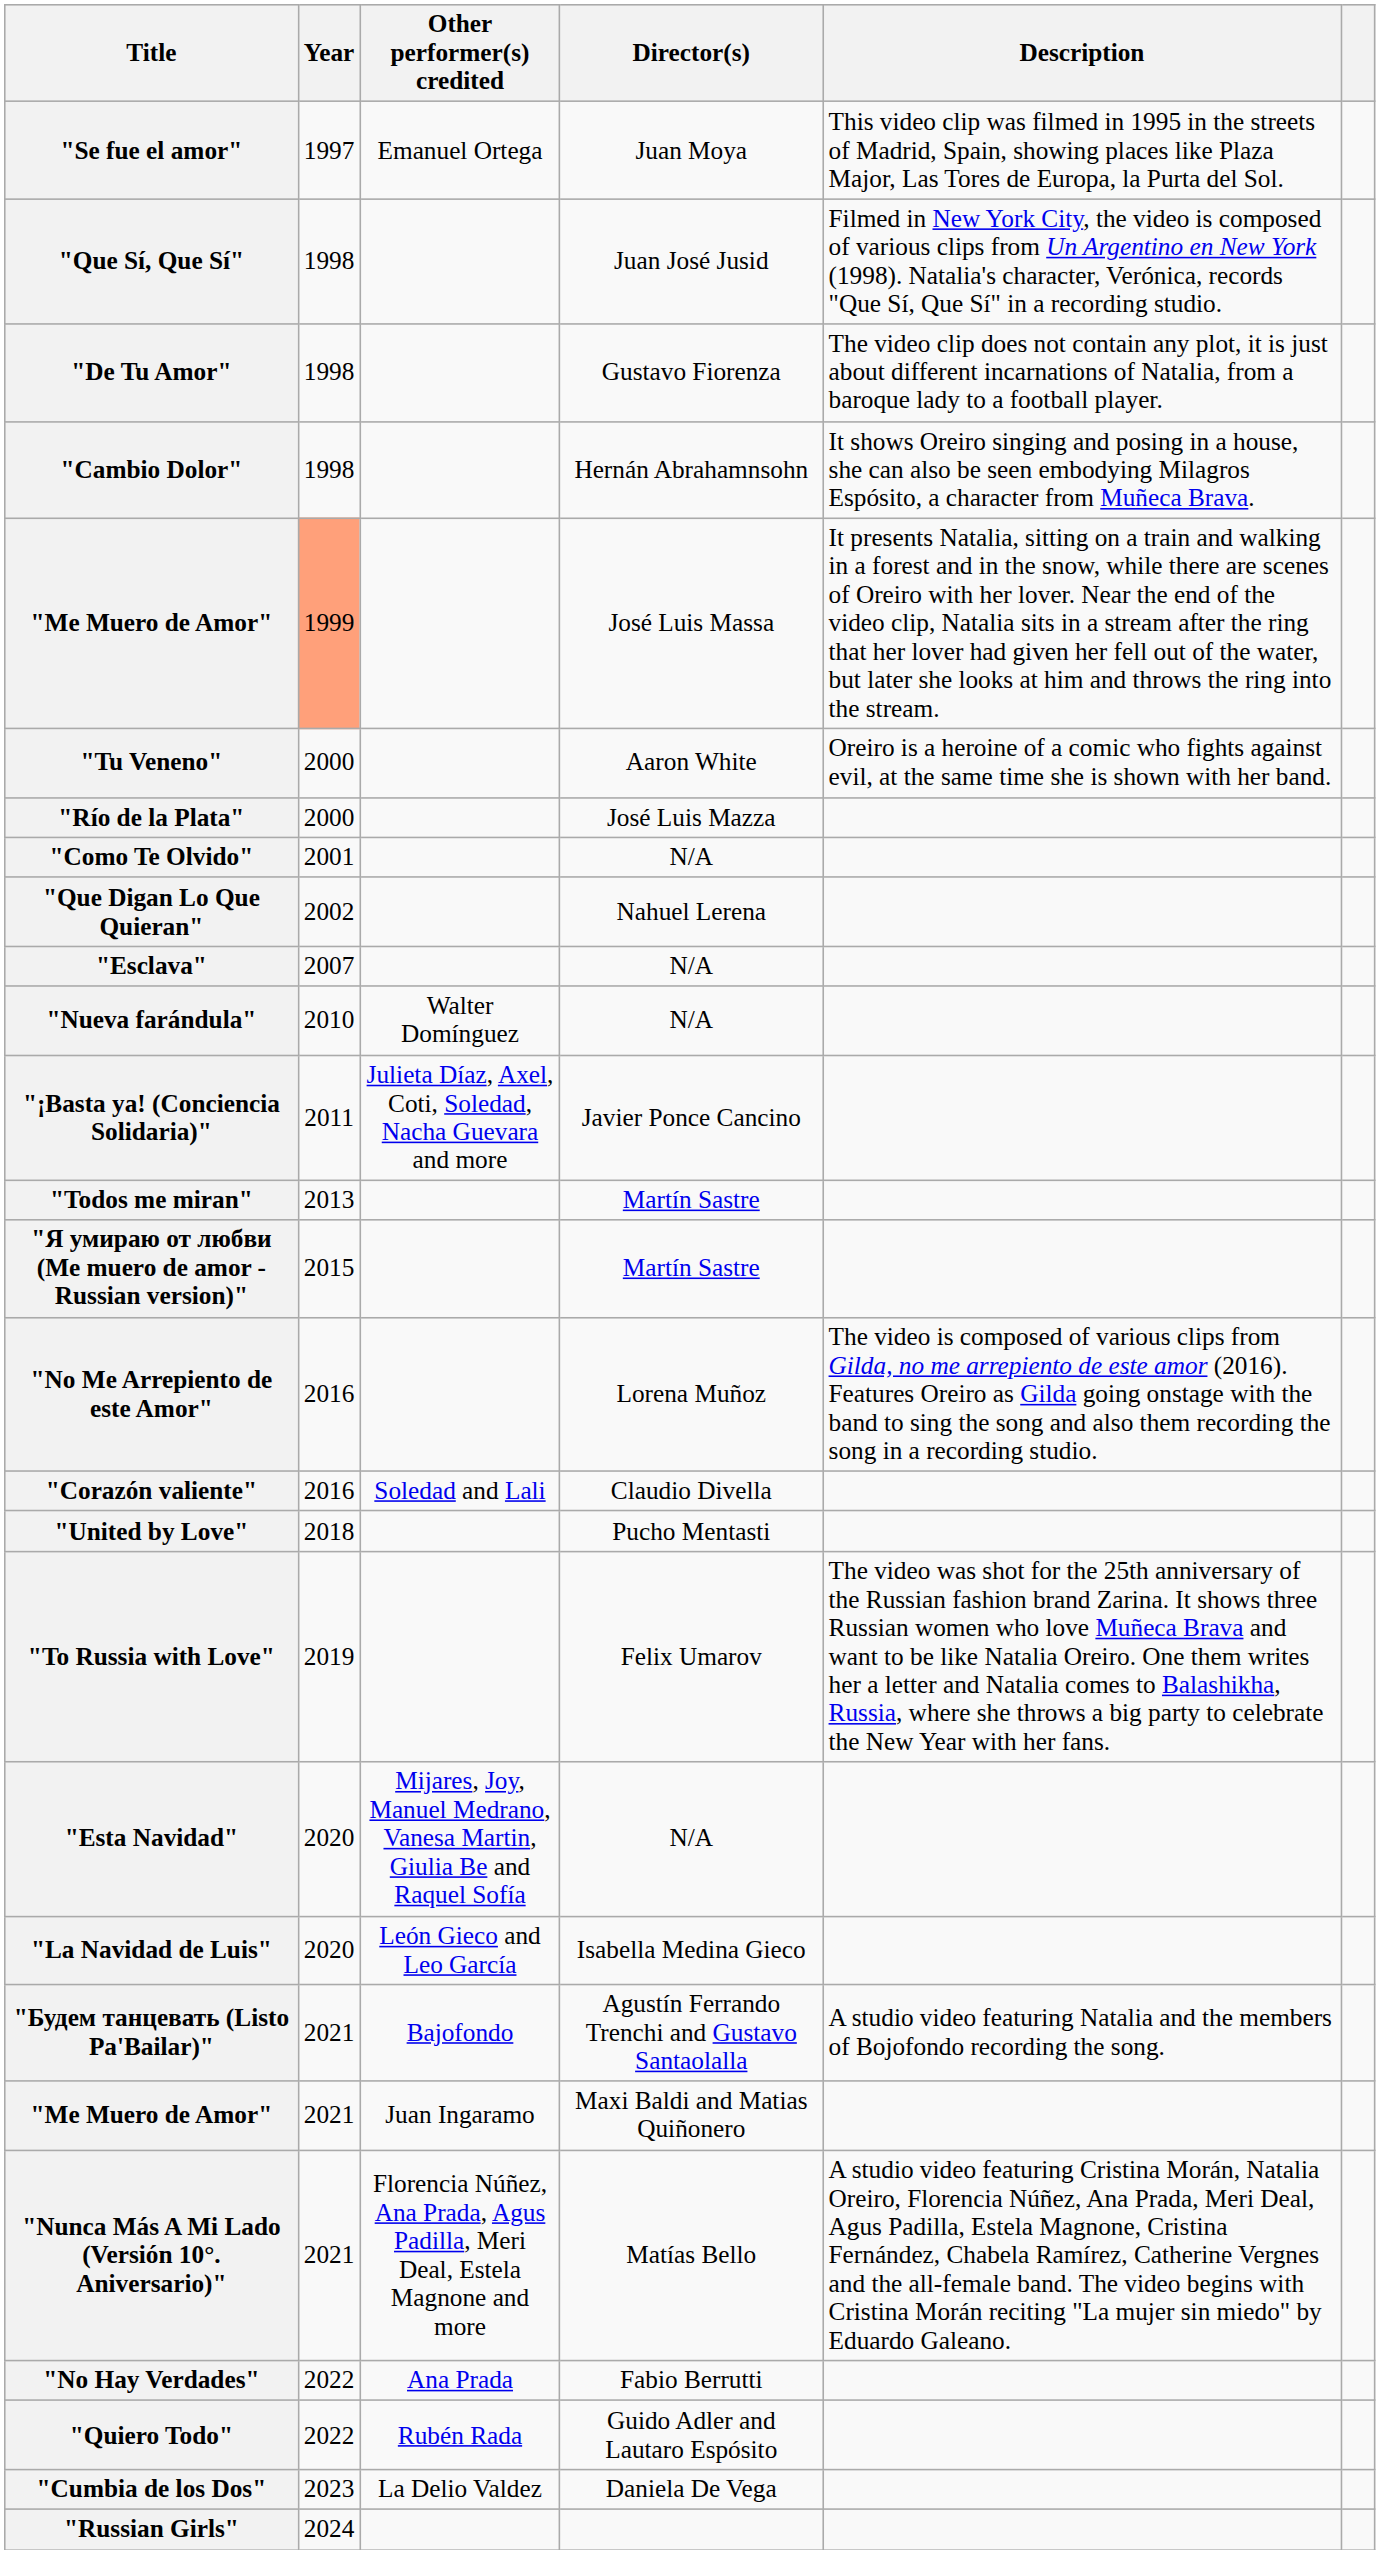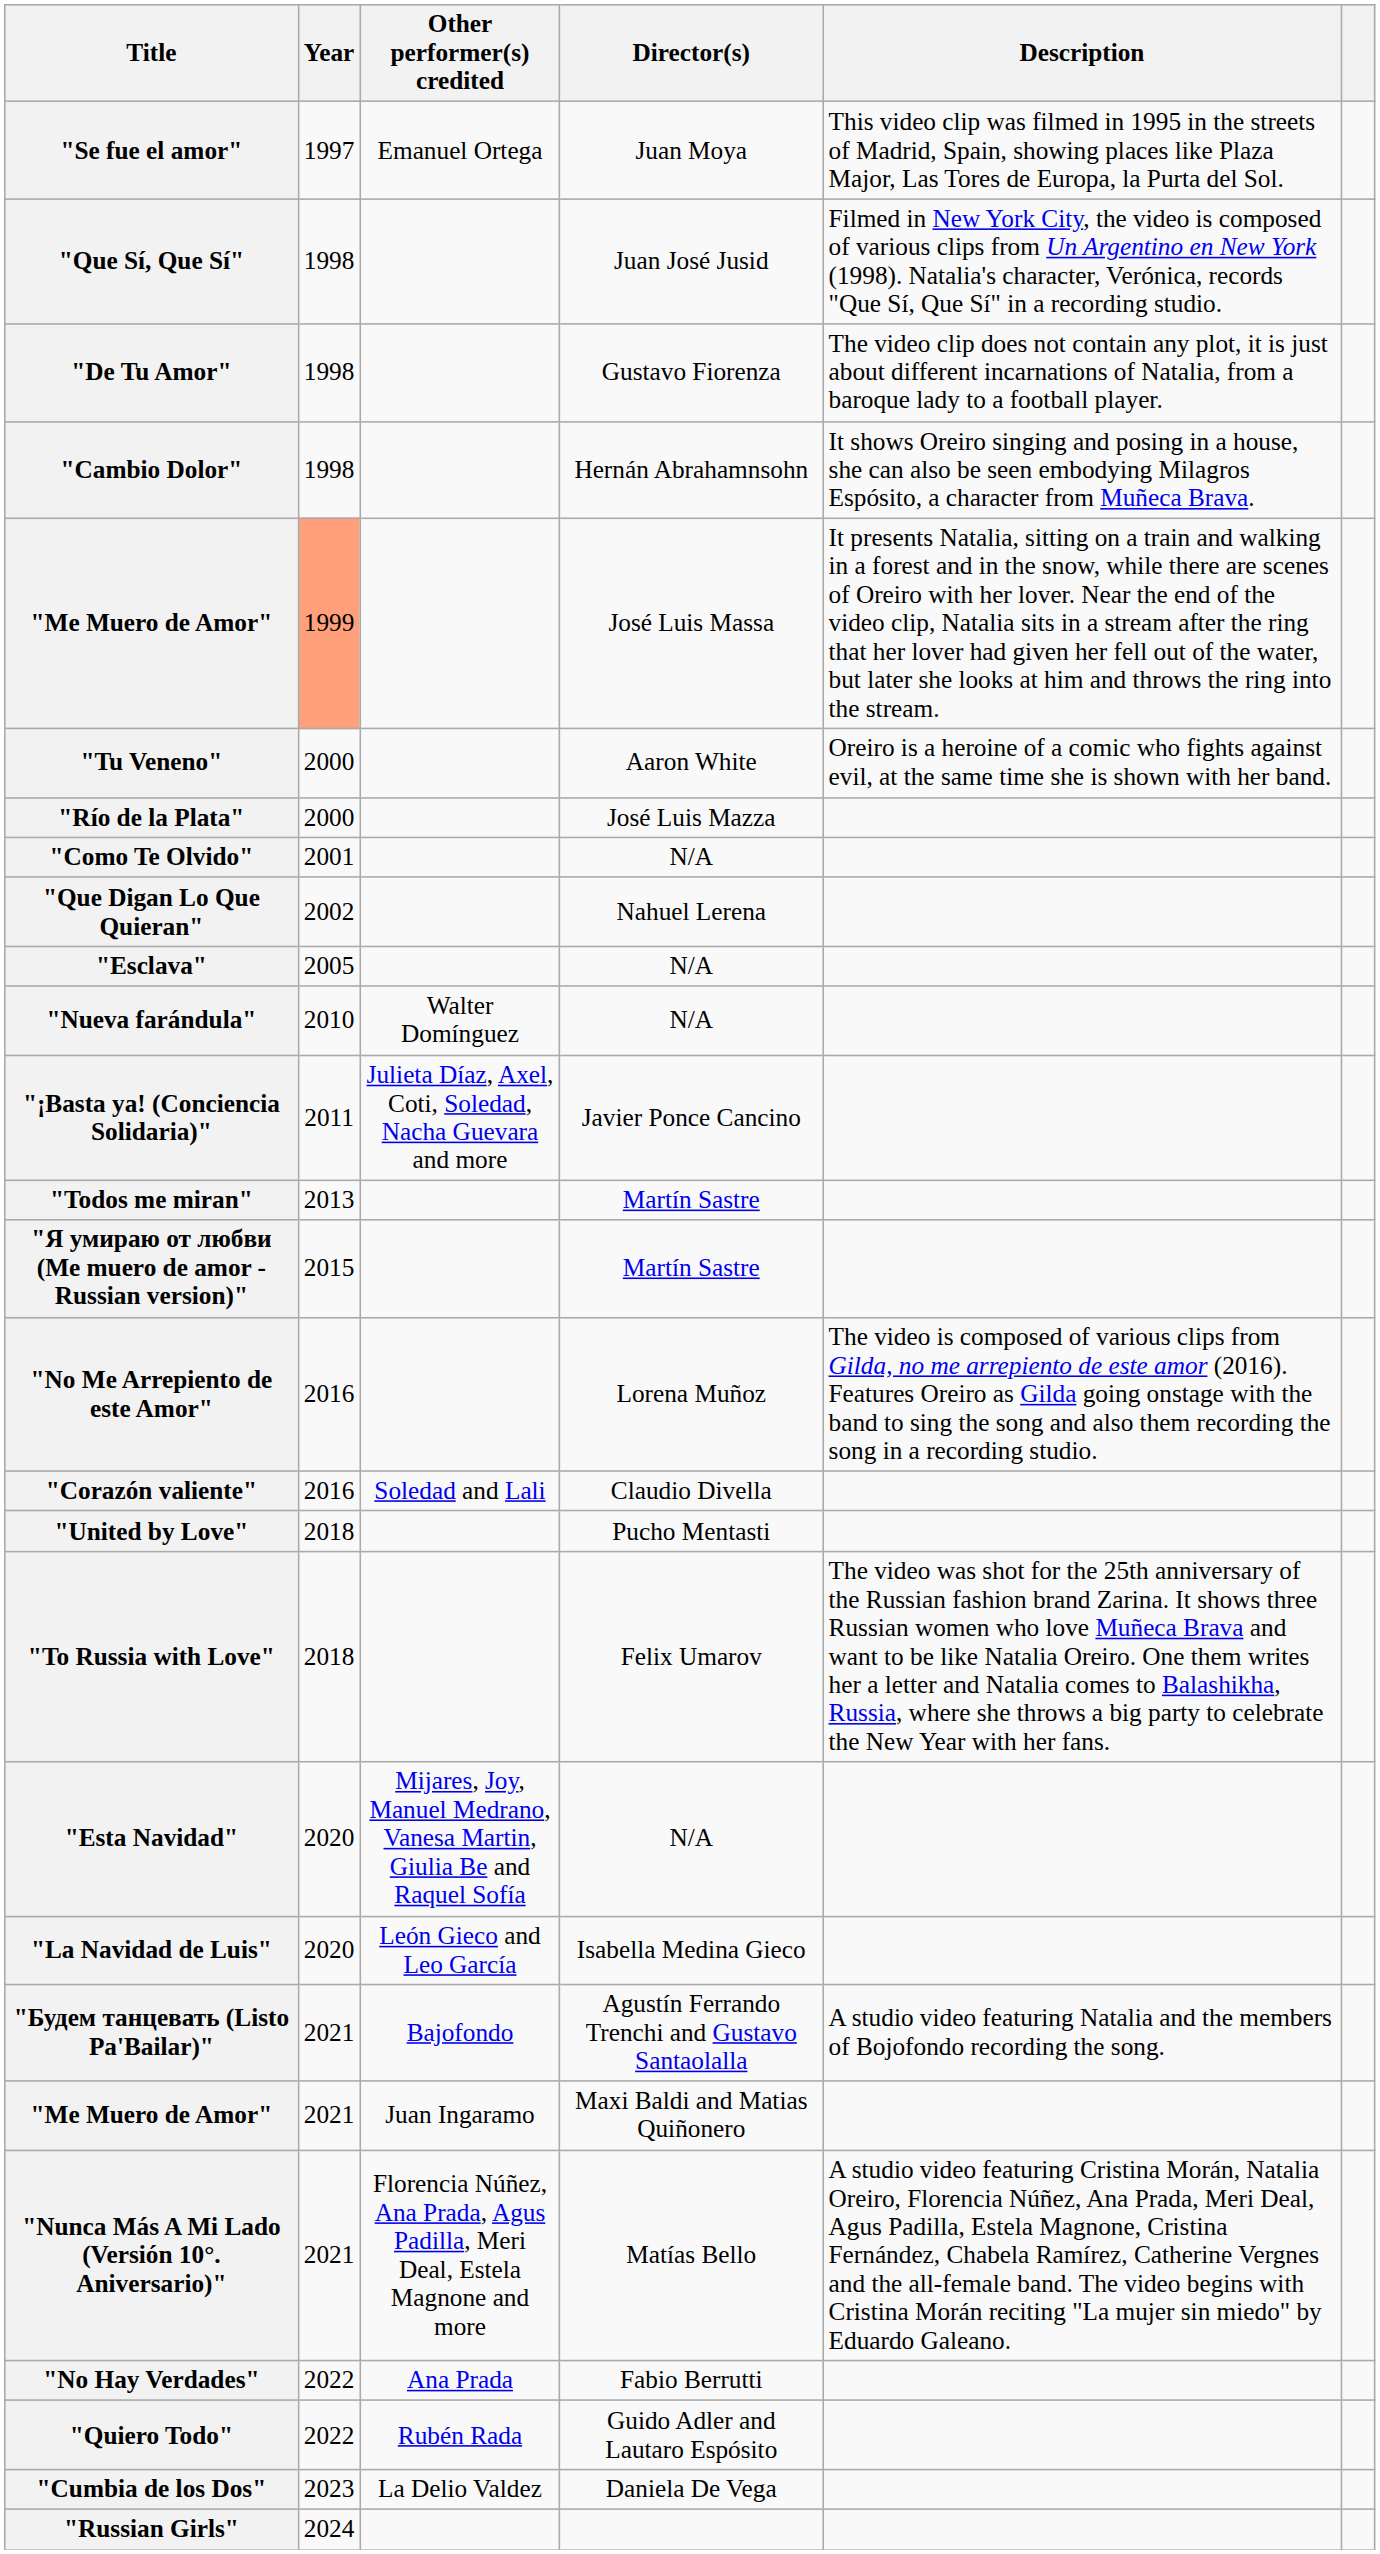(329, 965) 2007 -> (329, 965) 2005
(329, 1656) 2019 -> (329, 1656) 2018
